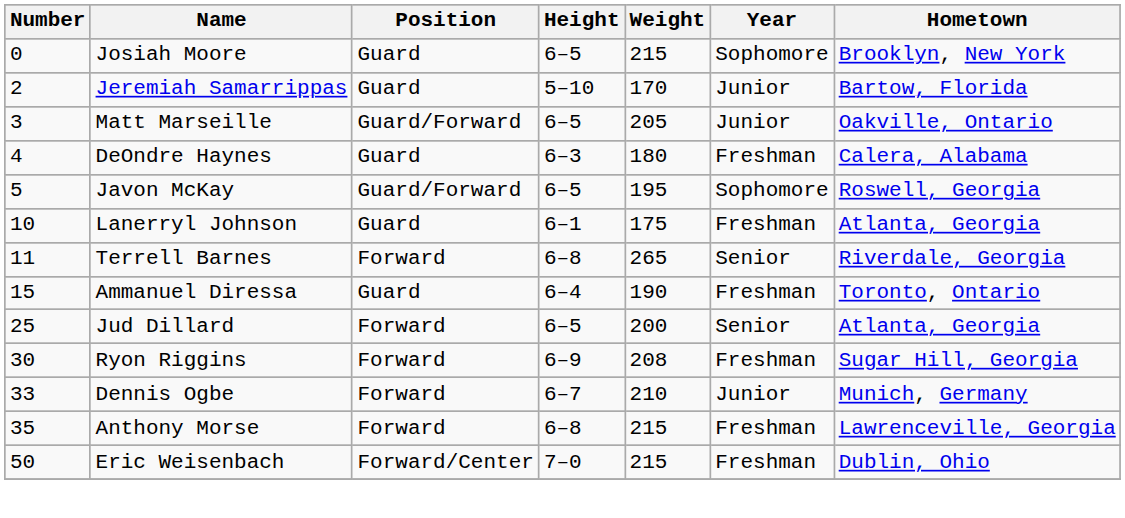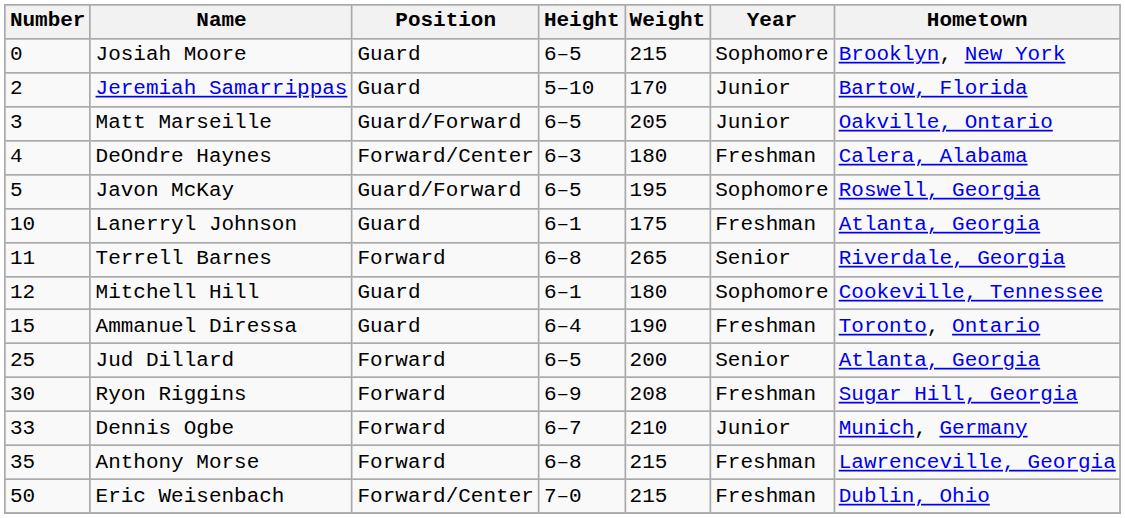(389, 158) Guard -> (446, 158) Forward/Center
+ row: (177, 293)
